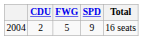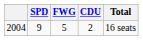columns swapped: (92, 12) <-> (41, 12)
